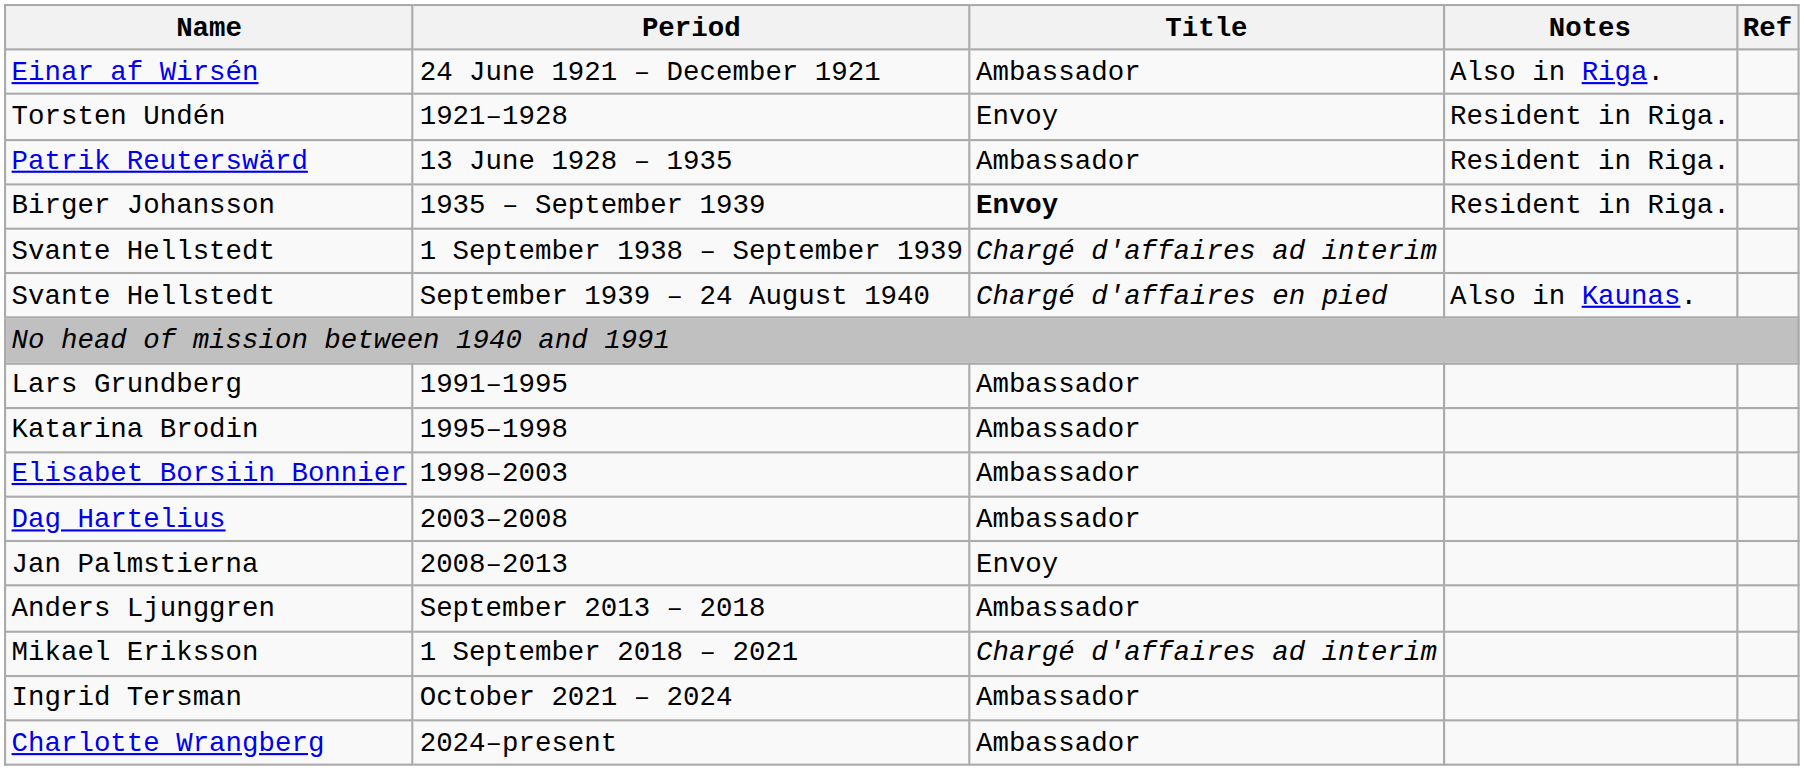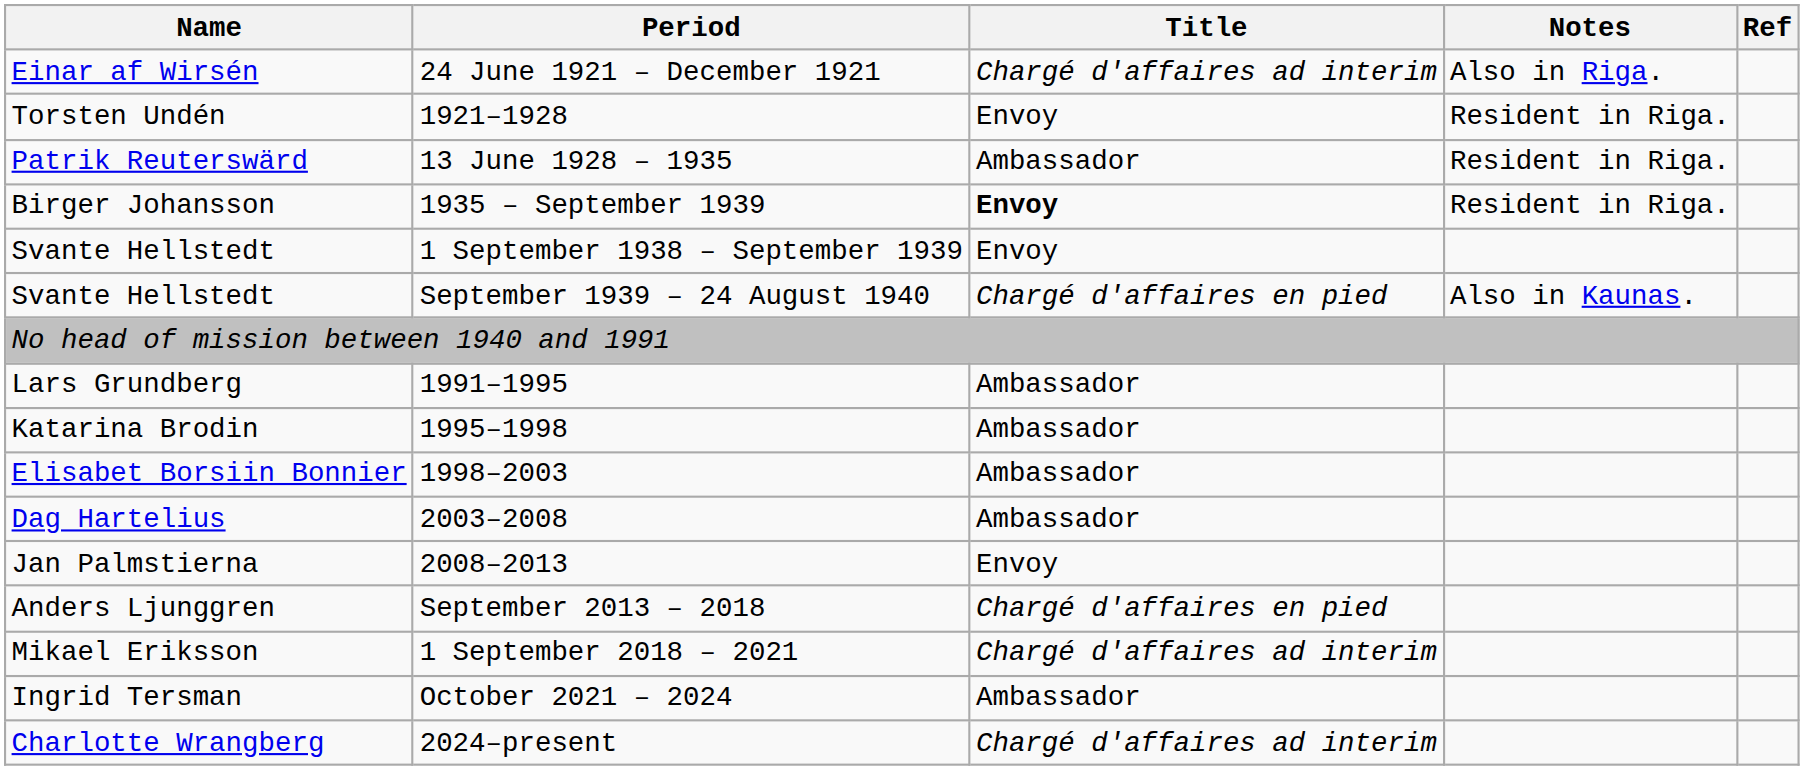(1058, 72) Ambassador -> (1206, 72) Chargé d'affaires ad interim
(1206, 251) Chargé d'affaires ad interim -> (1017, 251) Envoy
(1058, 609) Ambassador -> (1182, 609) Chargé d'affaires en pied
(1058, 743) Ambassador -> (1206, 743) Chargé d'affaires ad interim
